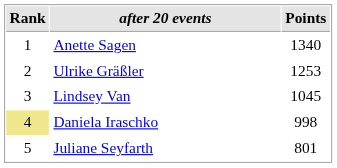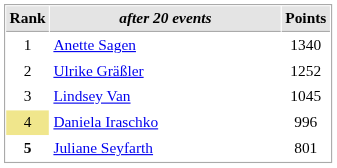(306, 71) 1253 -> (306, 71) 1252
(306, 122) 998 -> (306, 122) 996
(28, 148) normal -> (28, 148) bold
